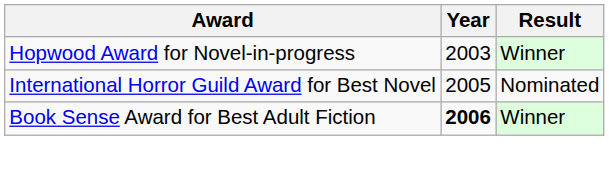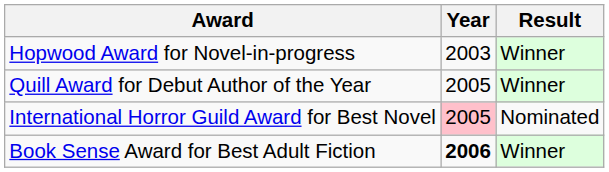+ row: (190, 85)
(468, 85) no background -> (468, 118) pink background
